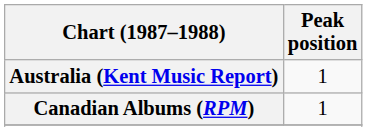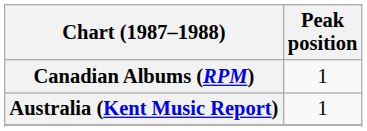rows swapped: (144, 76) <-> (144, 108)
